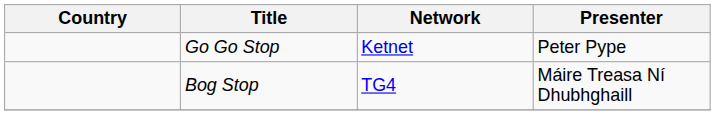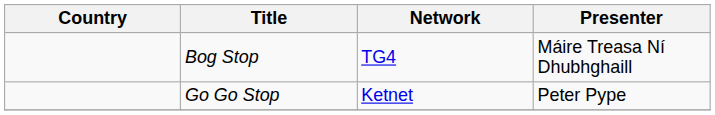rows swapped: (232, 47) <-> (222, 85)
